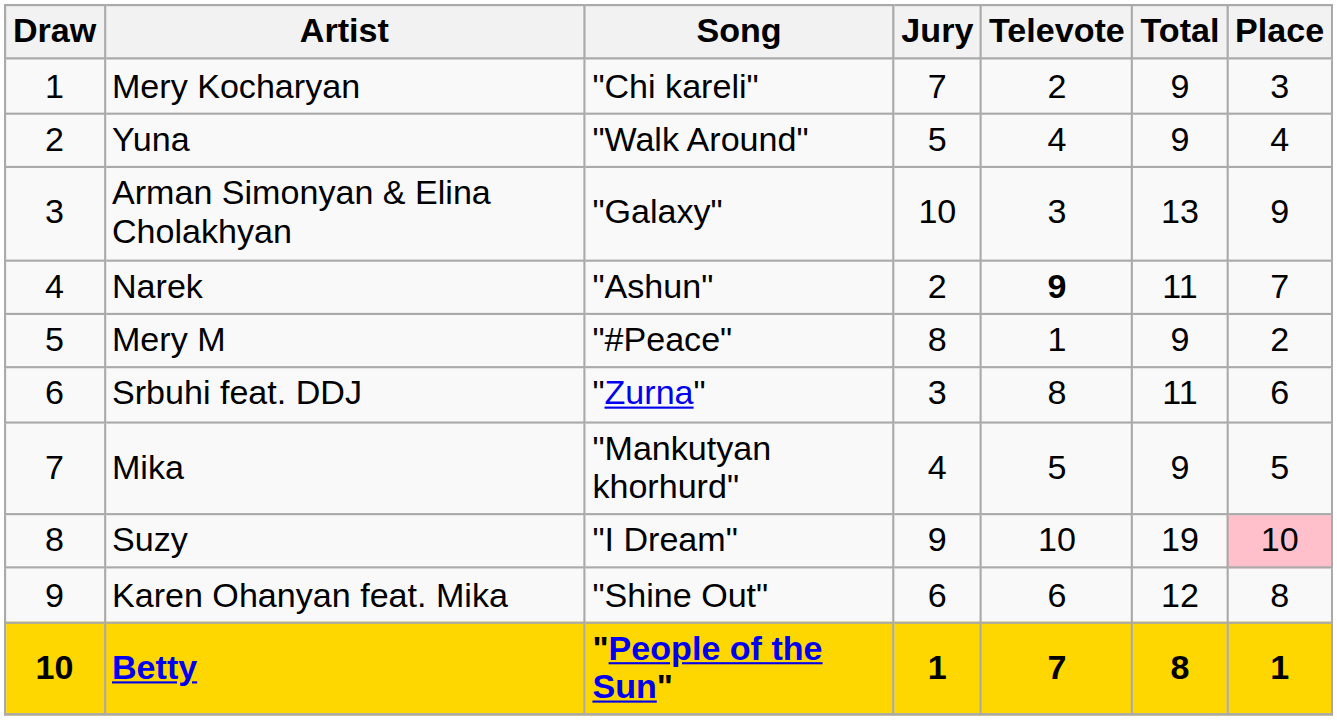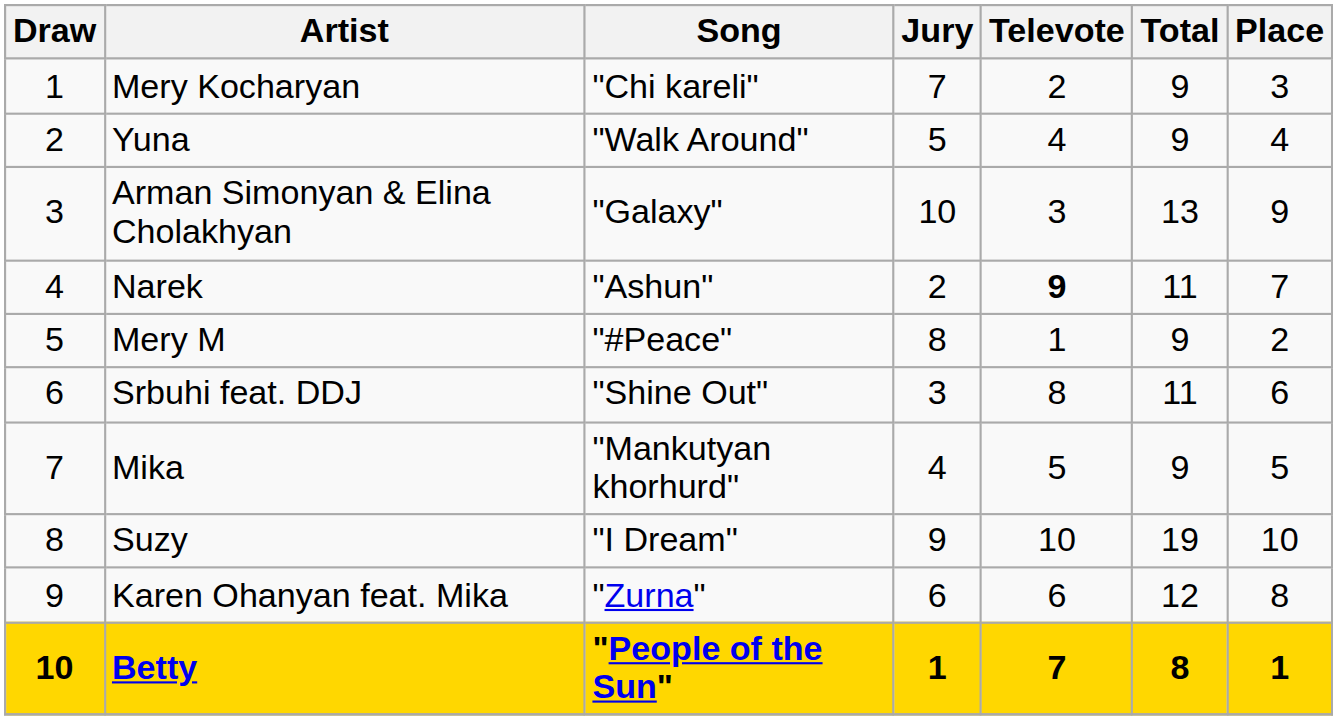(649, 394) "Zurna" -> (680, 394) "Shine Out"
(1280, 540) pink background -> (1280, 540) no background
(680, 594) "Shine Out" -> (649, 594) "Zurna"
